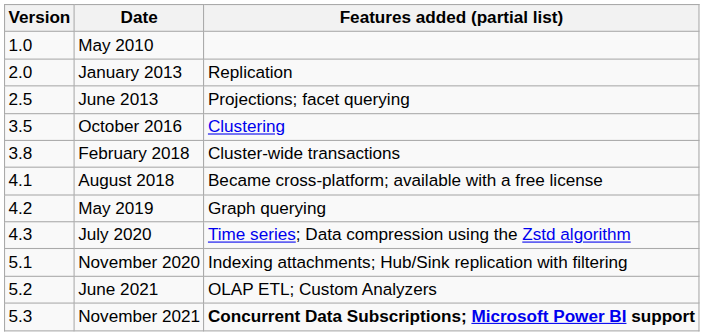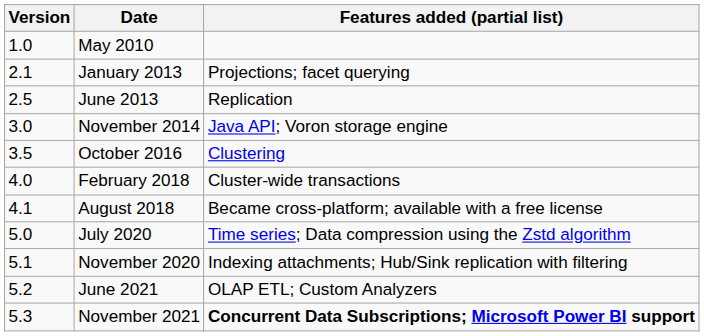(20, 72) 2.0 -> (20, 72) 2.1
(250, 72) Replication -> (309, 72) Projections; facet querying
(309, 99) Projections; facet querying -> (250, 99) Replication
+ row: (139, 126)
(20, 153) 3.8 -> (20, 180) 4.0
- row: (116, 208)
(20, 235) 4.3 -> (20, 235) 5.0
